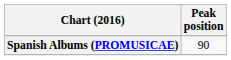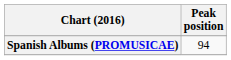(204, 45) 90 -> (204, 45) 94
